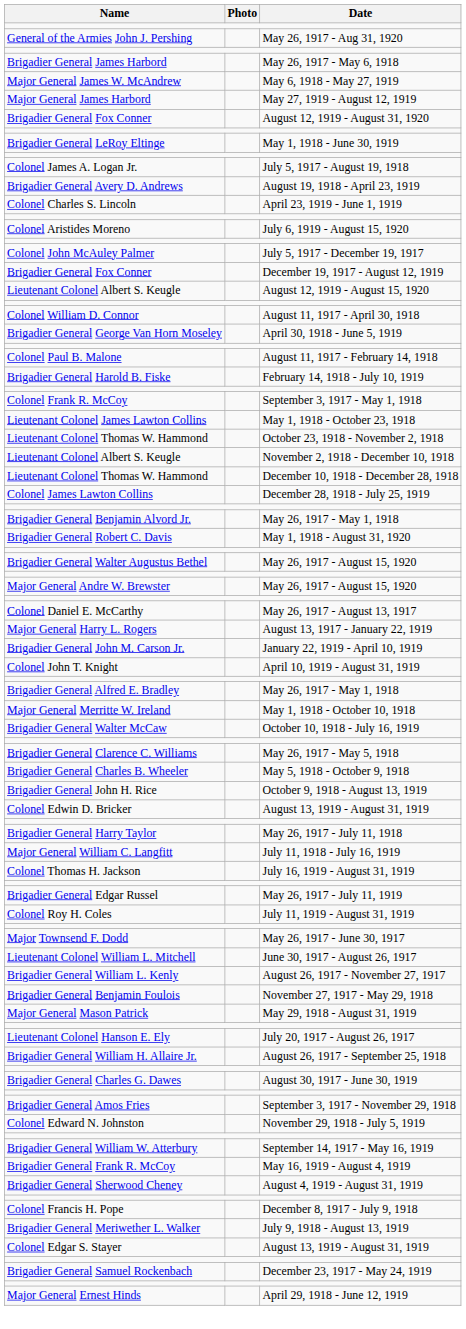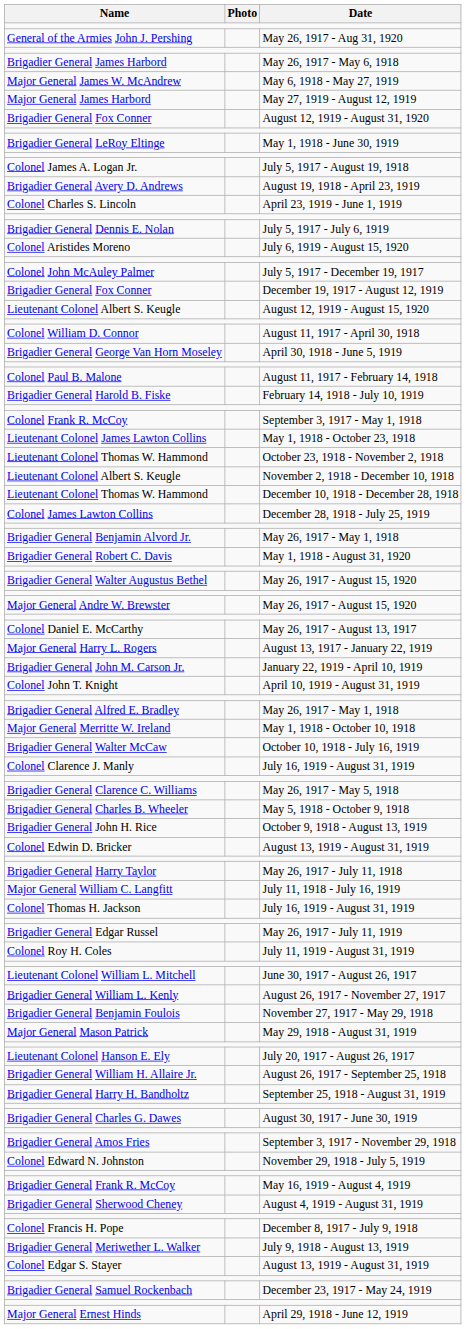+ row: (90, 228)
+ row: (71, 766)
- row: (68, 938)
+ row: (98, 1094)
- row: (102, 1147)
